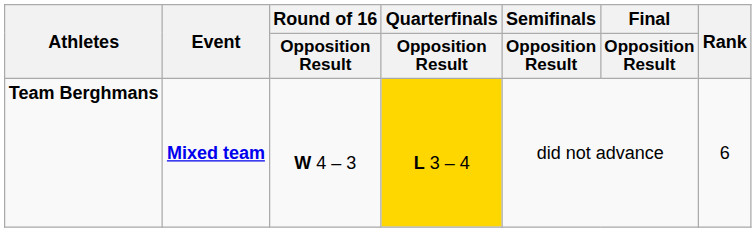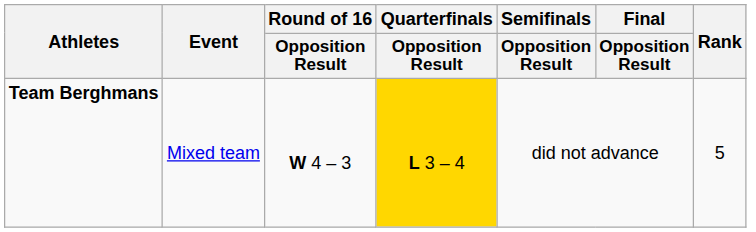(216, 153) bold -> (213, 153) normal
(725, 153) 6 -> (720, 153) 5
